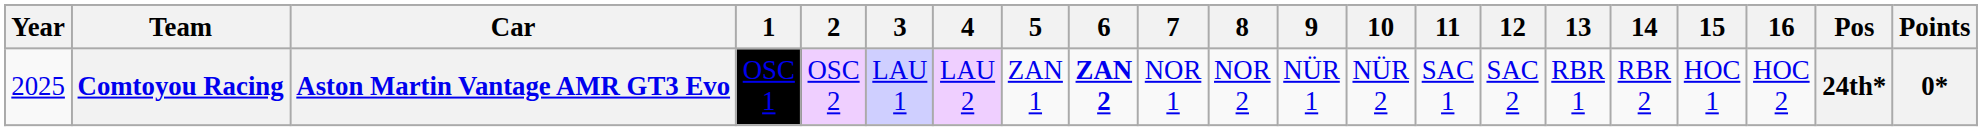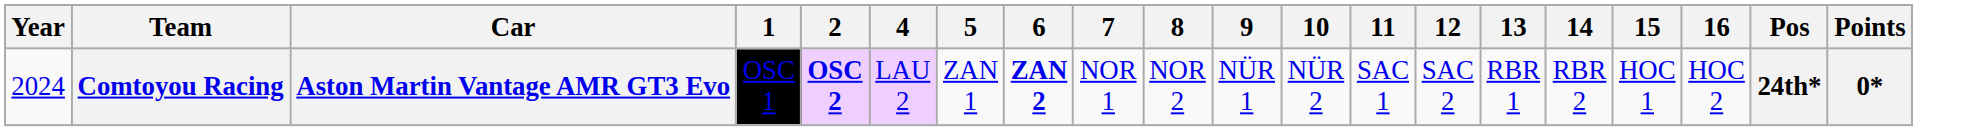- column: (900, 26)
(38, 86) 2025 -> (38, 86) 2024
(834, 86) normal -> (835, 86) bold
